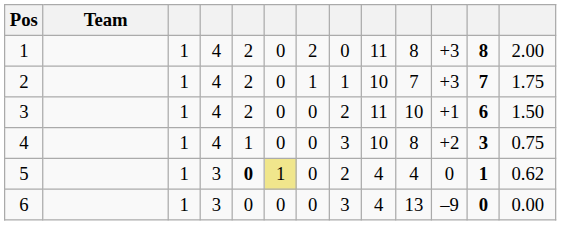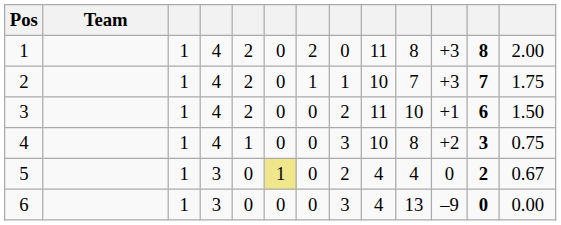(249, 174) bold -> (249, 174) normal
(483, 174) 1 -> (483, 174) 2
(528, 174) 0.62 -> (528, 174) 0.67
